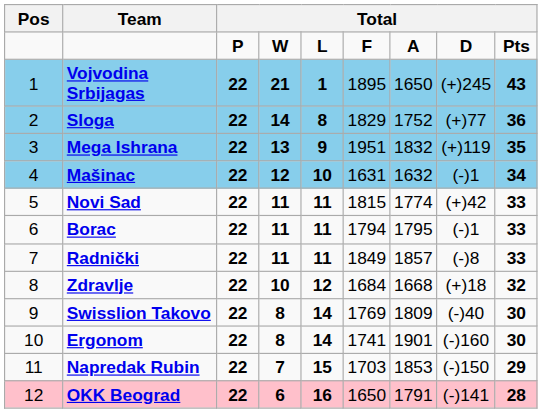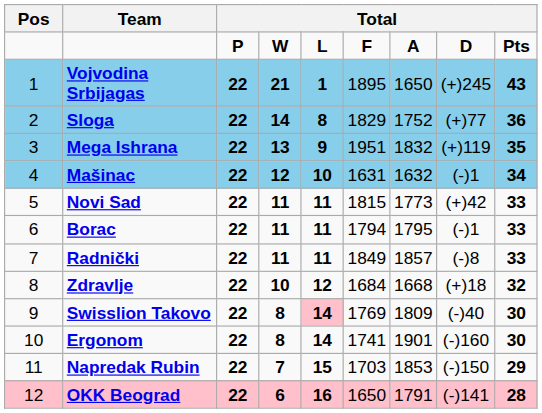(413, 202) 1774 -> (413, 202) 1773
(322, 312) no background -> (322, 312) pink background
